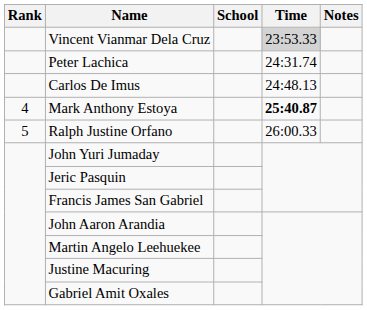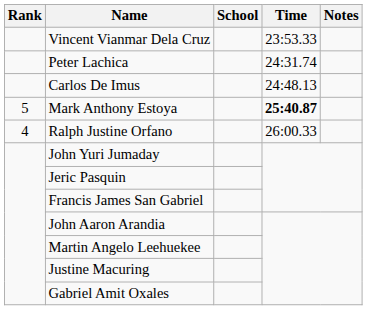(291, 39) lightgrey background -> (291, 39) no background
(25, 108) 4 -> (25, 108) 5
(25, 131) 5 -> (25, 131) 4
